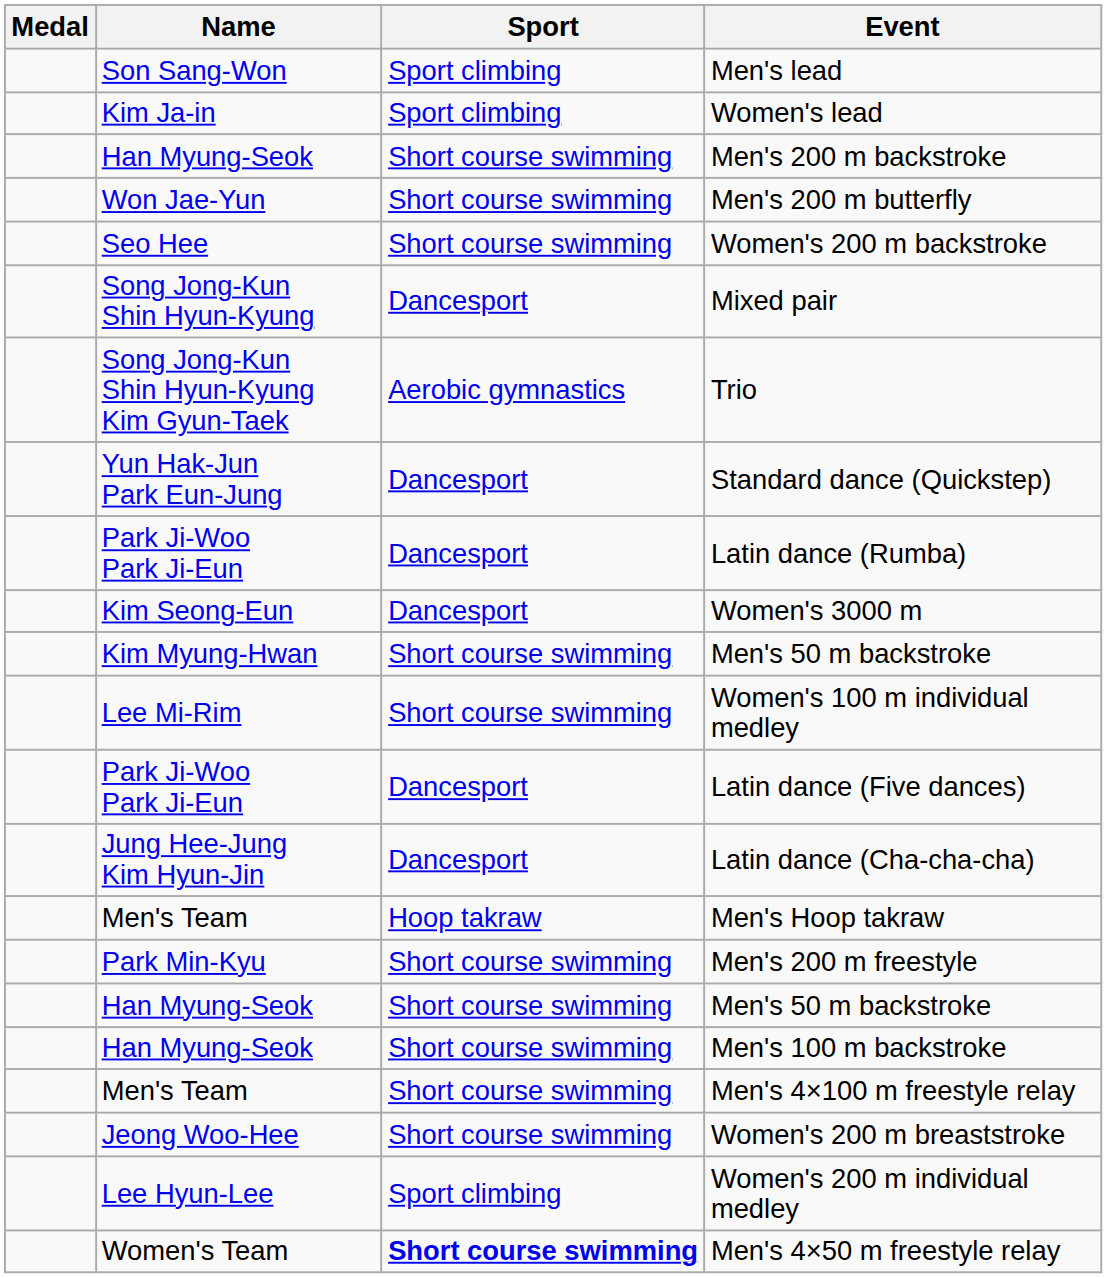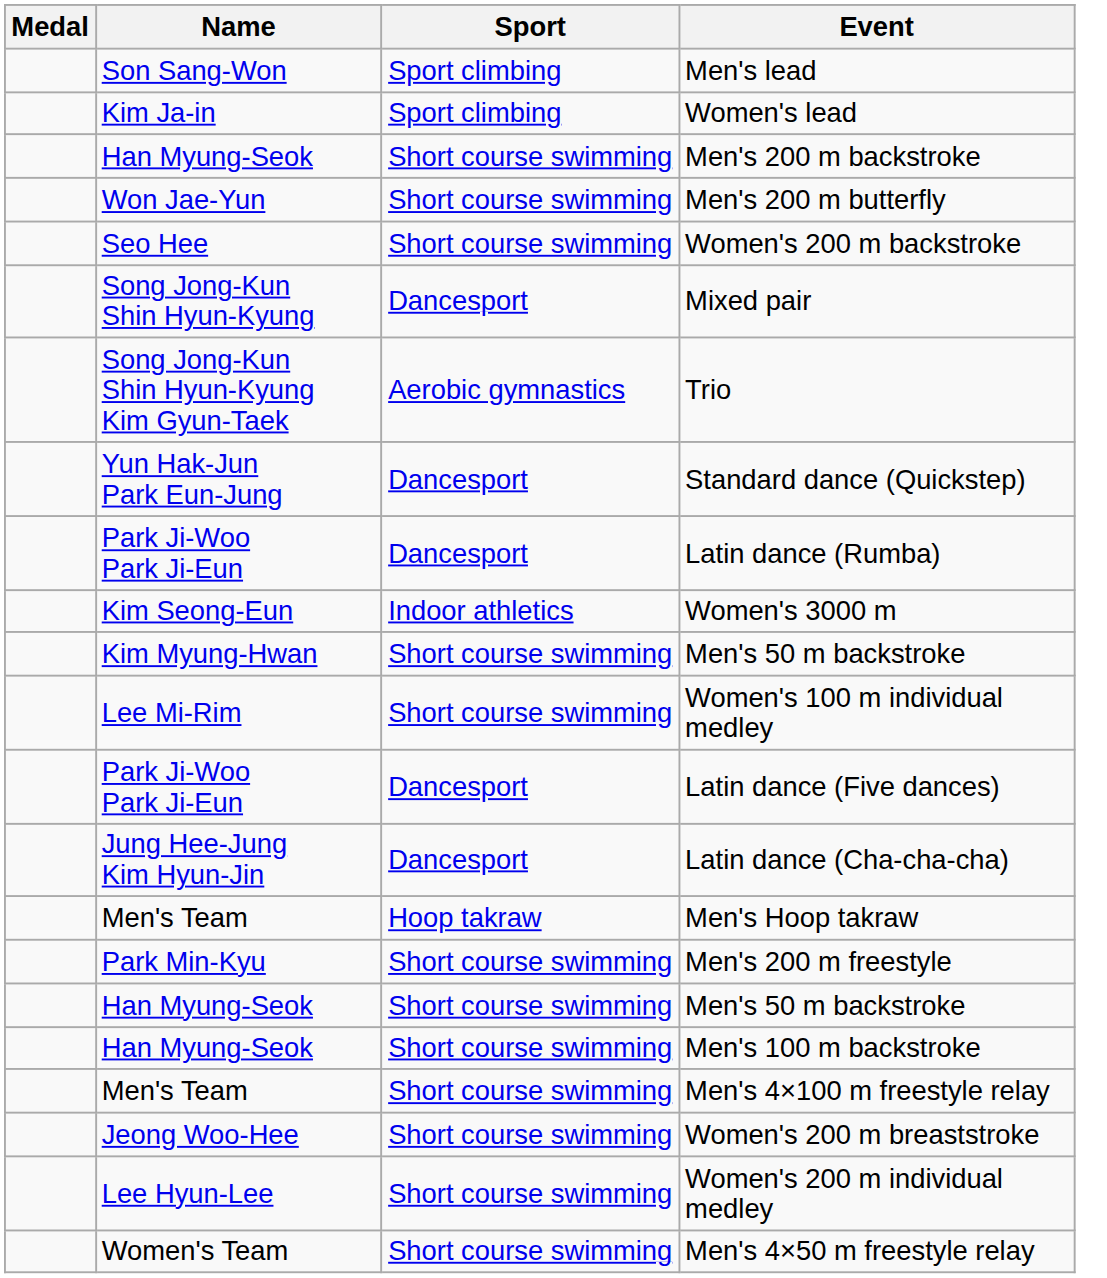(458, 611) Dancesport -> (481, 611) Indoor athletics
(475, 1193) Sport climbing -> (530, 1193) Short course swimming
(543, 1252) bold -> (530, 1252) normal
